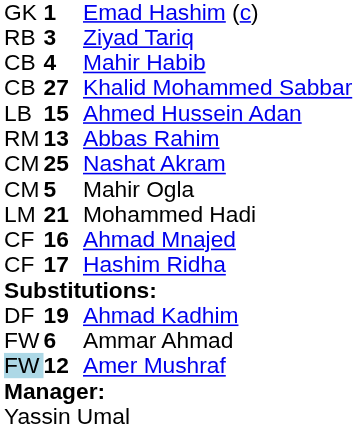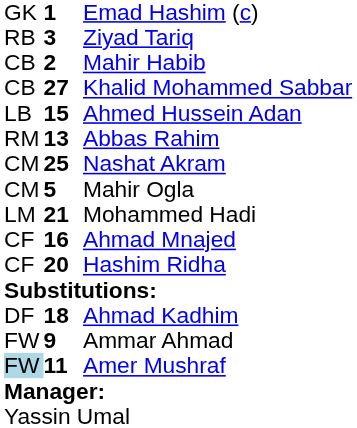(50, 62) 4 -> (50, 62) 2
(56, 264) 17 -> (56, 264) 20
(56, 315) 19 -> (56, 315) 18
(50, 340) 6 -> (50, 340) 9
(56, 366) 12 -> (56, 366) 11
